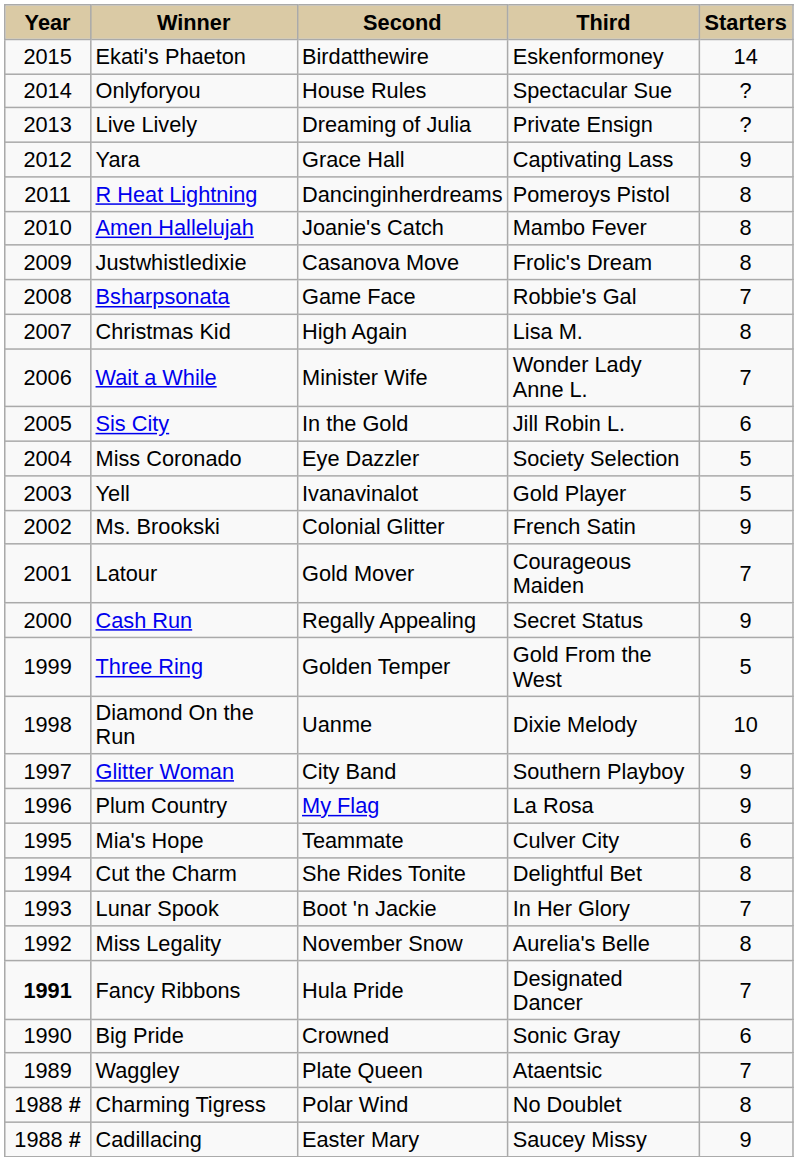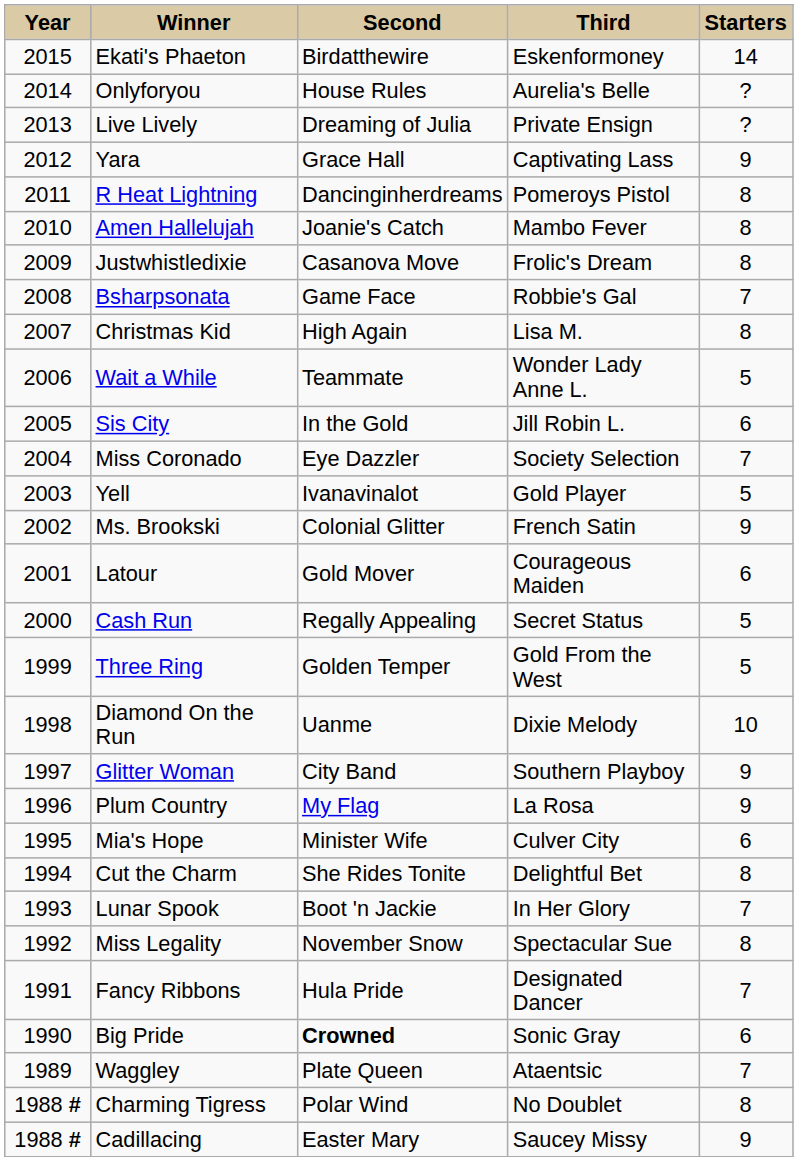(592, 91) Spectacular Sue -> (581, 91) Aurelia's Belle
(365, 378) Minister Wife -> (353, 378) Teammate
(746, 378) 7 -> (746, 378) 5
(746, 459) 5 -> (746, 459) 7
(746, 574) 7 -> (746, 574) 6
(746, 620) 9 -> (746, 620) 5
(353, 840) Teammate -> (365, 840) Minister Wife
(581, 943) Aurelia's Belle -> (592, 943) Spectacular Sue
(48, 990) bold -> (48, 990) normal
(346, 1036) normal -> (349, 1036) bold
